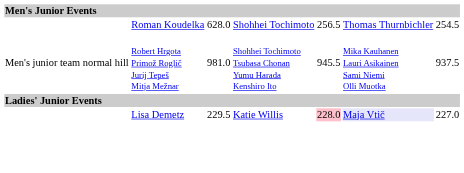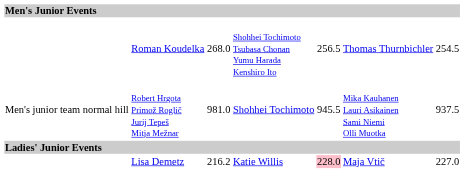(219, 25) 628.0 -> (219, 48) 268.0
(274, 25) Shohhei Tochimoto -> (267, 55) Shohhei Tochimoto Tsubasa Chonan Yumu Harada Kenshiro Ito
(267, 69) Shohhei Tochimoto Tsubasa Chonan Yumu Harada Kenshiro Ito -> (274, 109) Shohhei Tochimoto
(219, 114) 229.5 -> (219, 161) 216.2
(364, 114) lavender background -> (364, 161) no background
